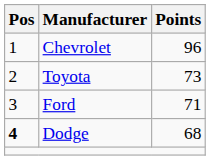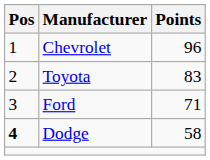(193, 76) 73 -> (193, 76) 83
(193, 133) 68 -> (193, 133) 58
